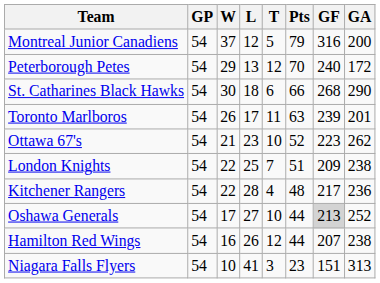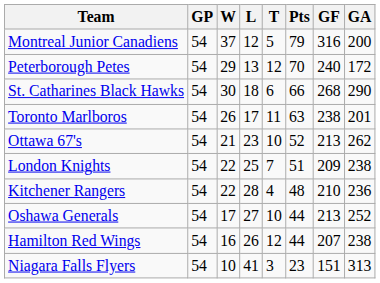(329, 116) 239 -> (329, 116) 238
(329, 141) 223 -> (329, 141) 213
(329, 191) 217 -> (329, 191) 210
(329, 215) lightgrey background -> (329, 215) no background
